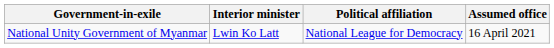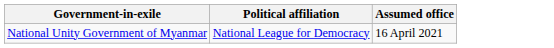- column: (256, 14)
